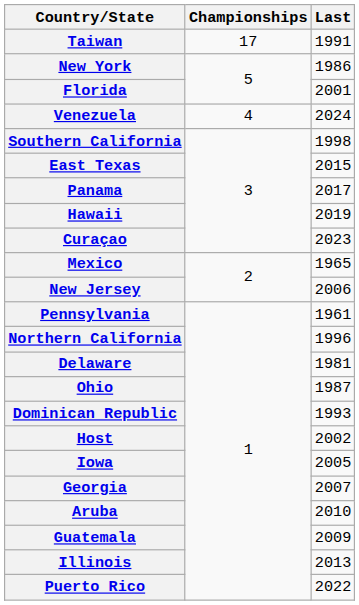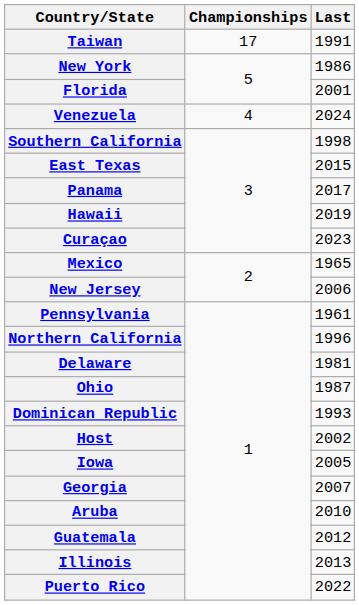(333, 538) 2009 -> (333, 538) 2012
